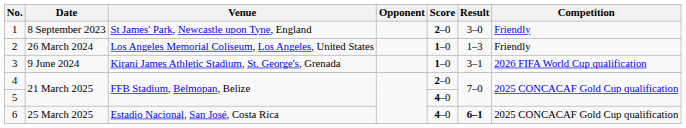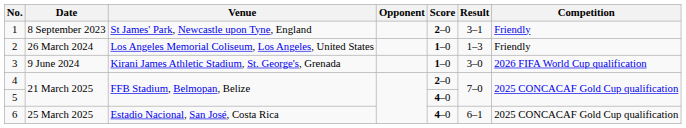(475, 30) 3–0 -> (475, 30) 3–1
(475, 64) 3–1 -> (475, 64) 3–0
(475, 115) bold -> (475, 115) normal
